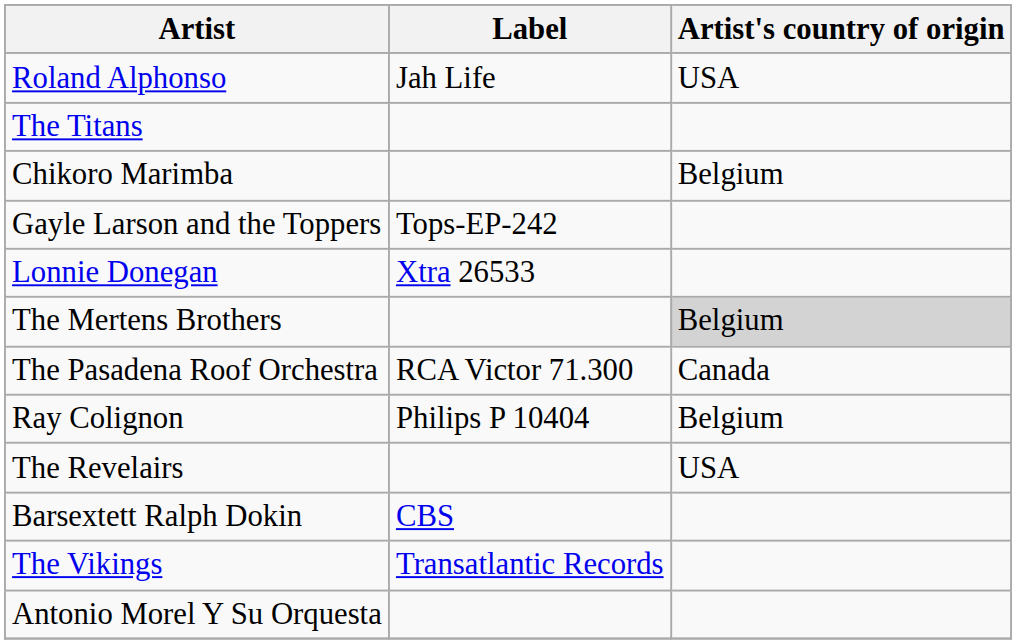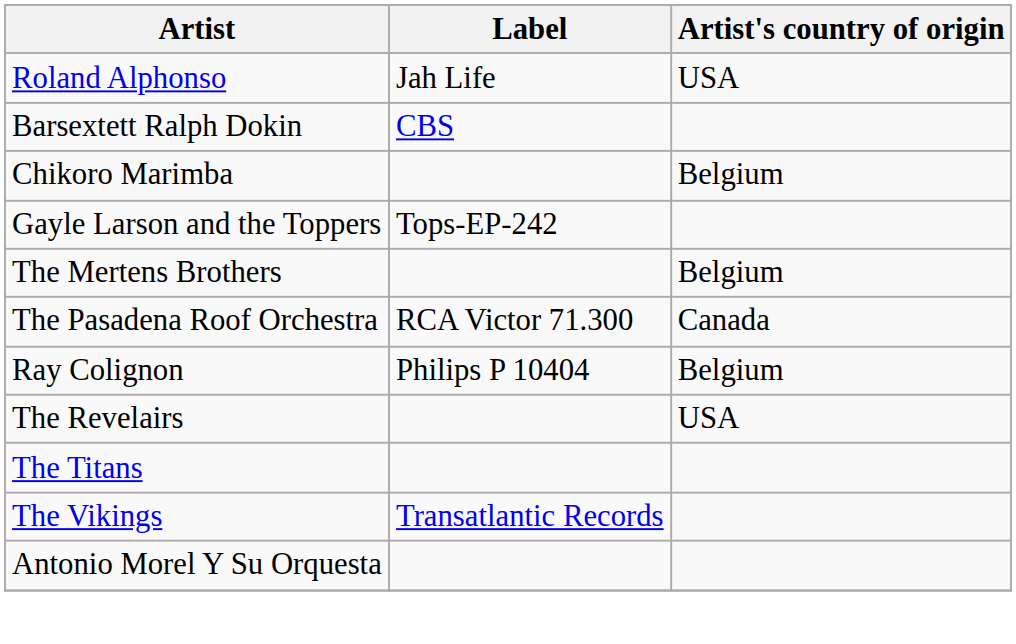rows swapped: (157, 516) <-> (77, 126)
- row: (115, 272)
(731, 321) lightgrey background -> (731, 272) no background
